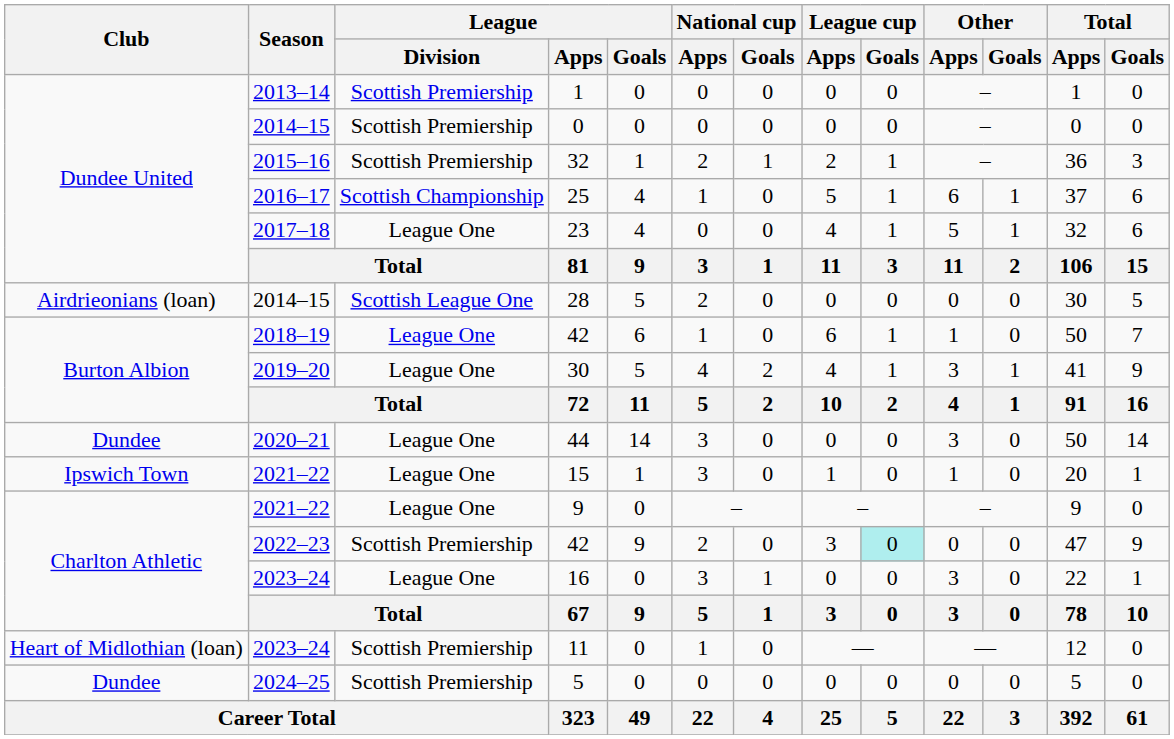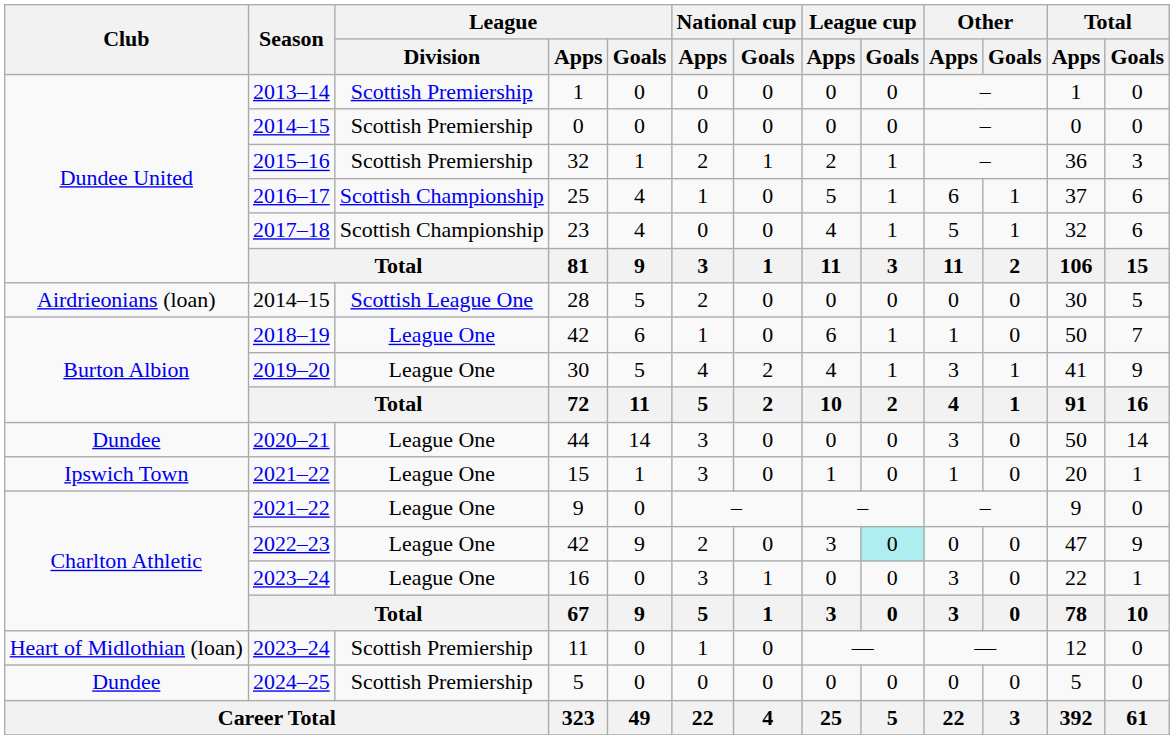(442, 230) League One -> (442, 230) Scottish Championship
(442, 543) Scottish Premiership -> (442, 543) League One
